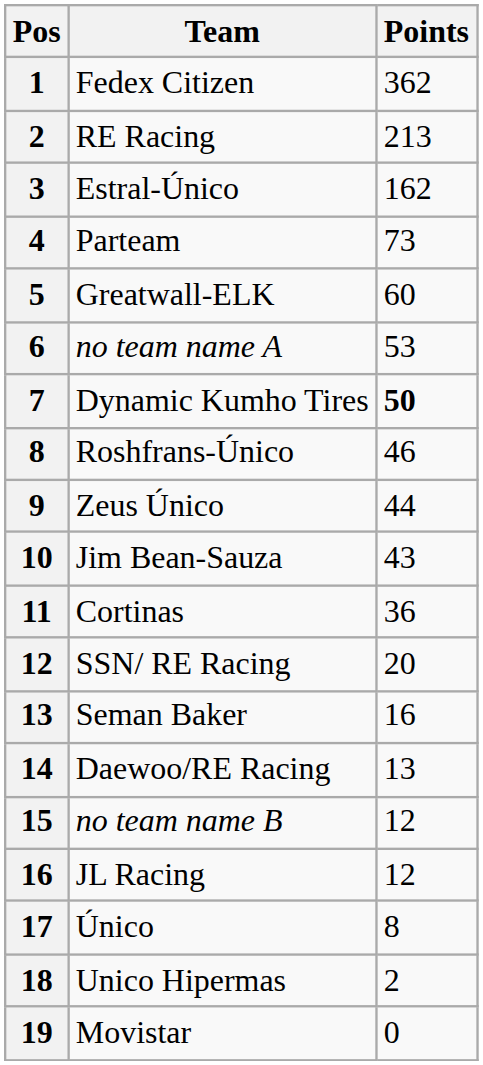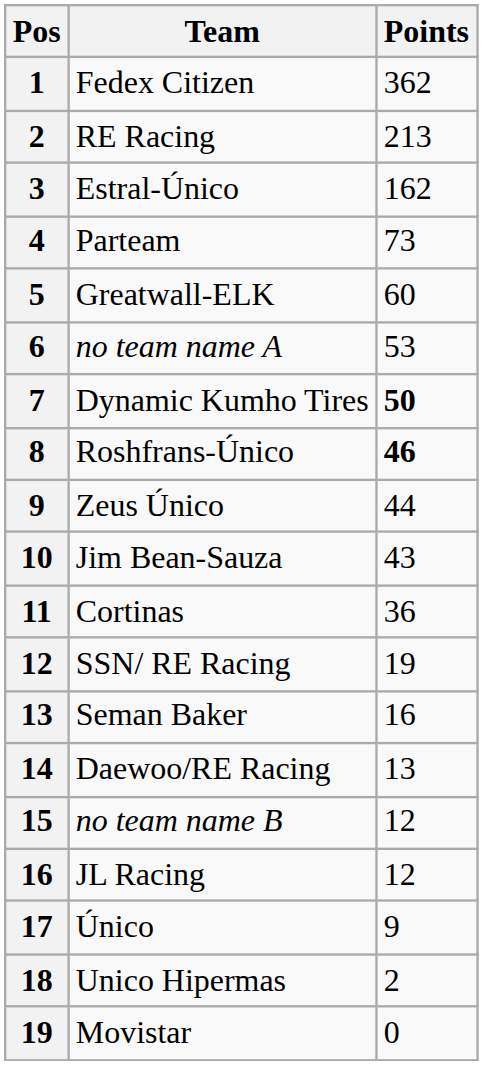(400, 452) normal -> (400, 452) bold
(400, 663) 20 -> (400, 663) 19
(392, 926) 8 -> (392, 926) 9
